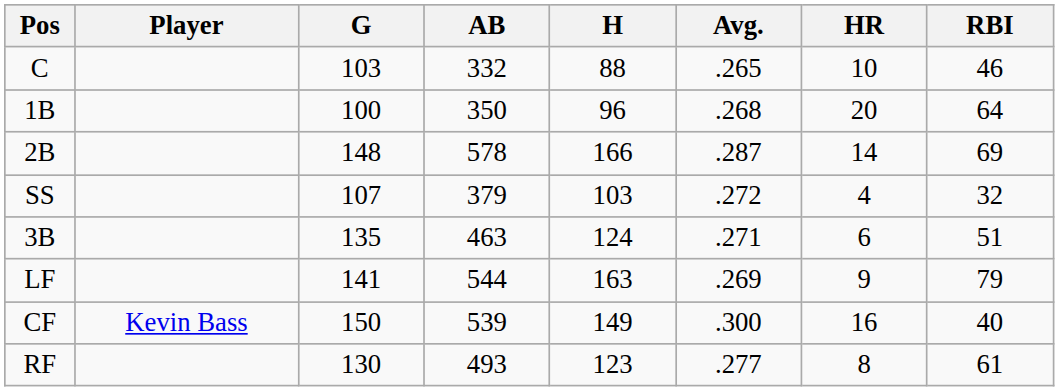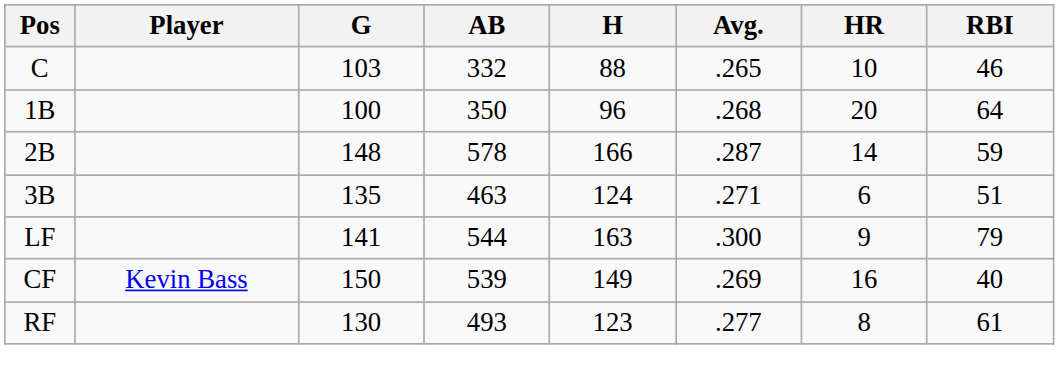(990, 152) 69 -> (990, 152) 59
- row: (40, 195)
(738, 279) .269 -> (738, 237) .300
(738, 322) .300 -> (738, 279) .269
